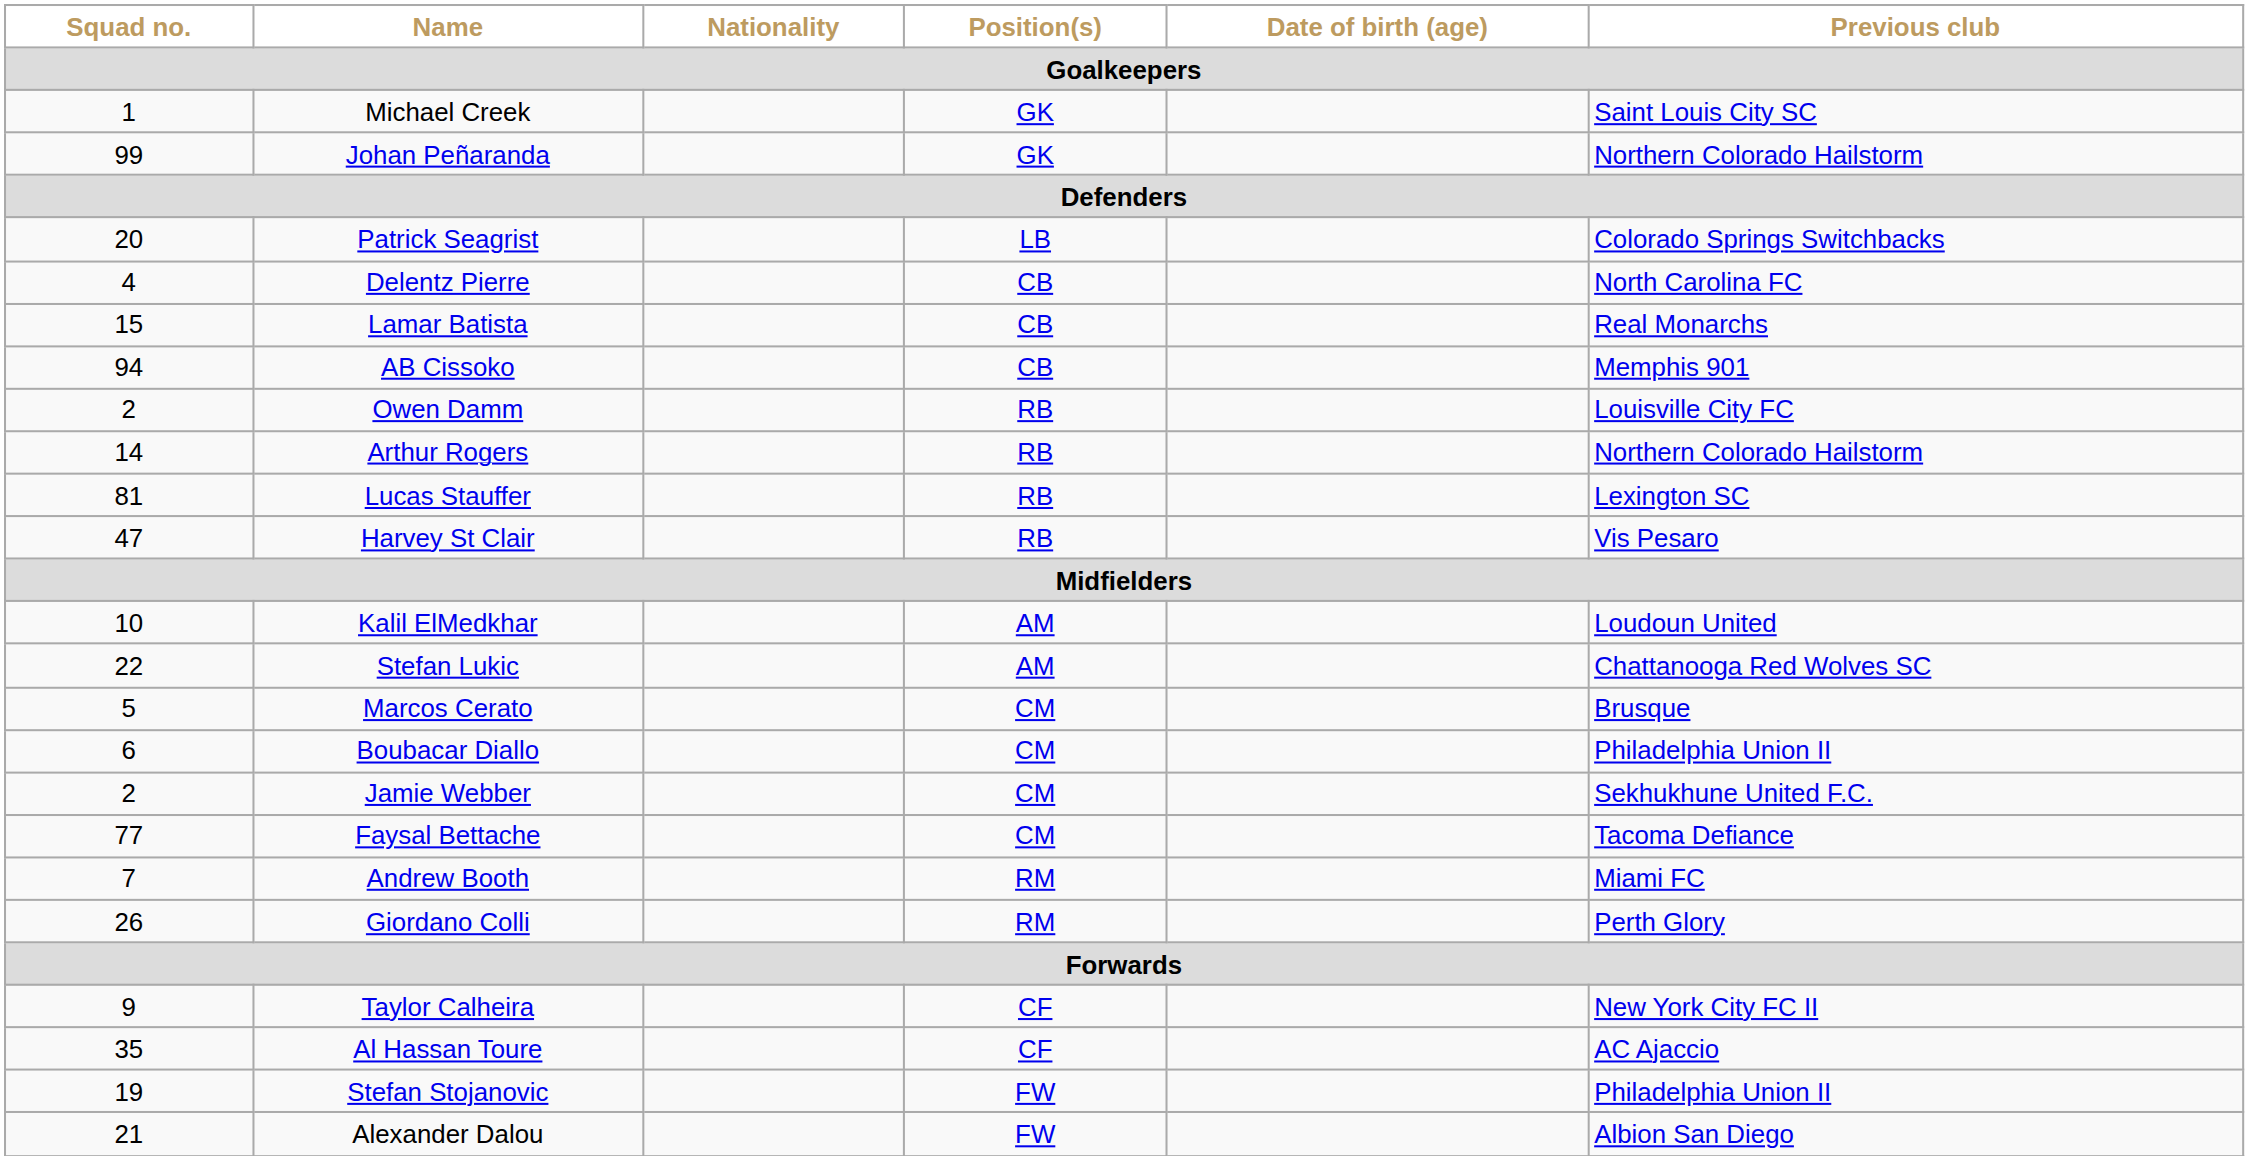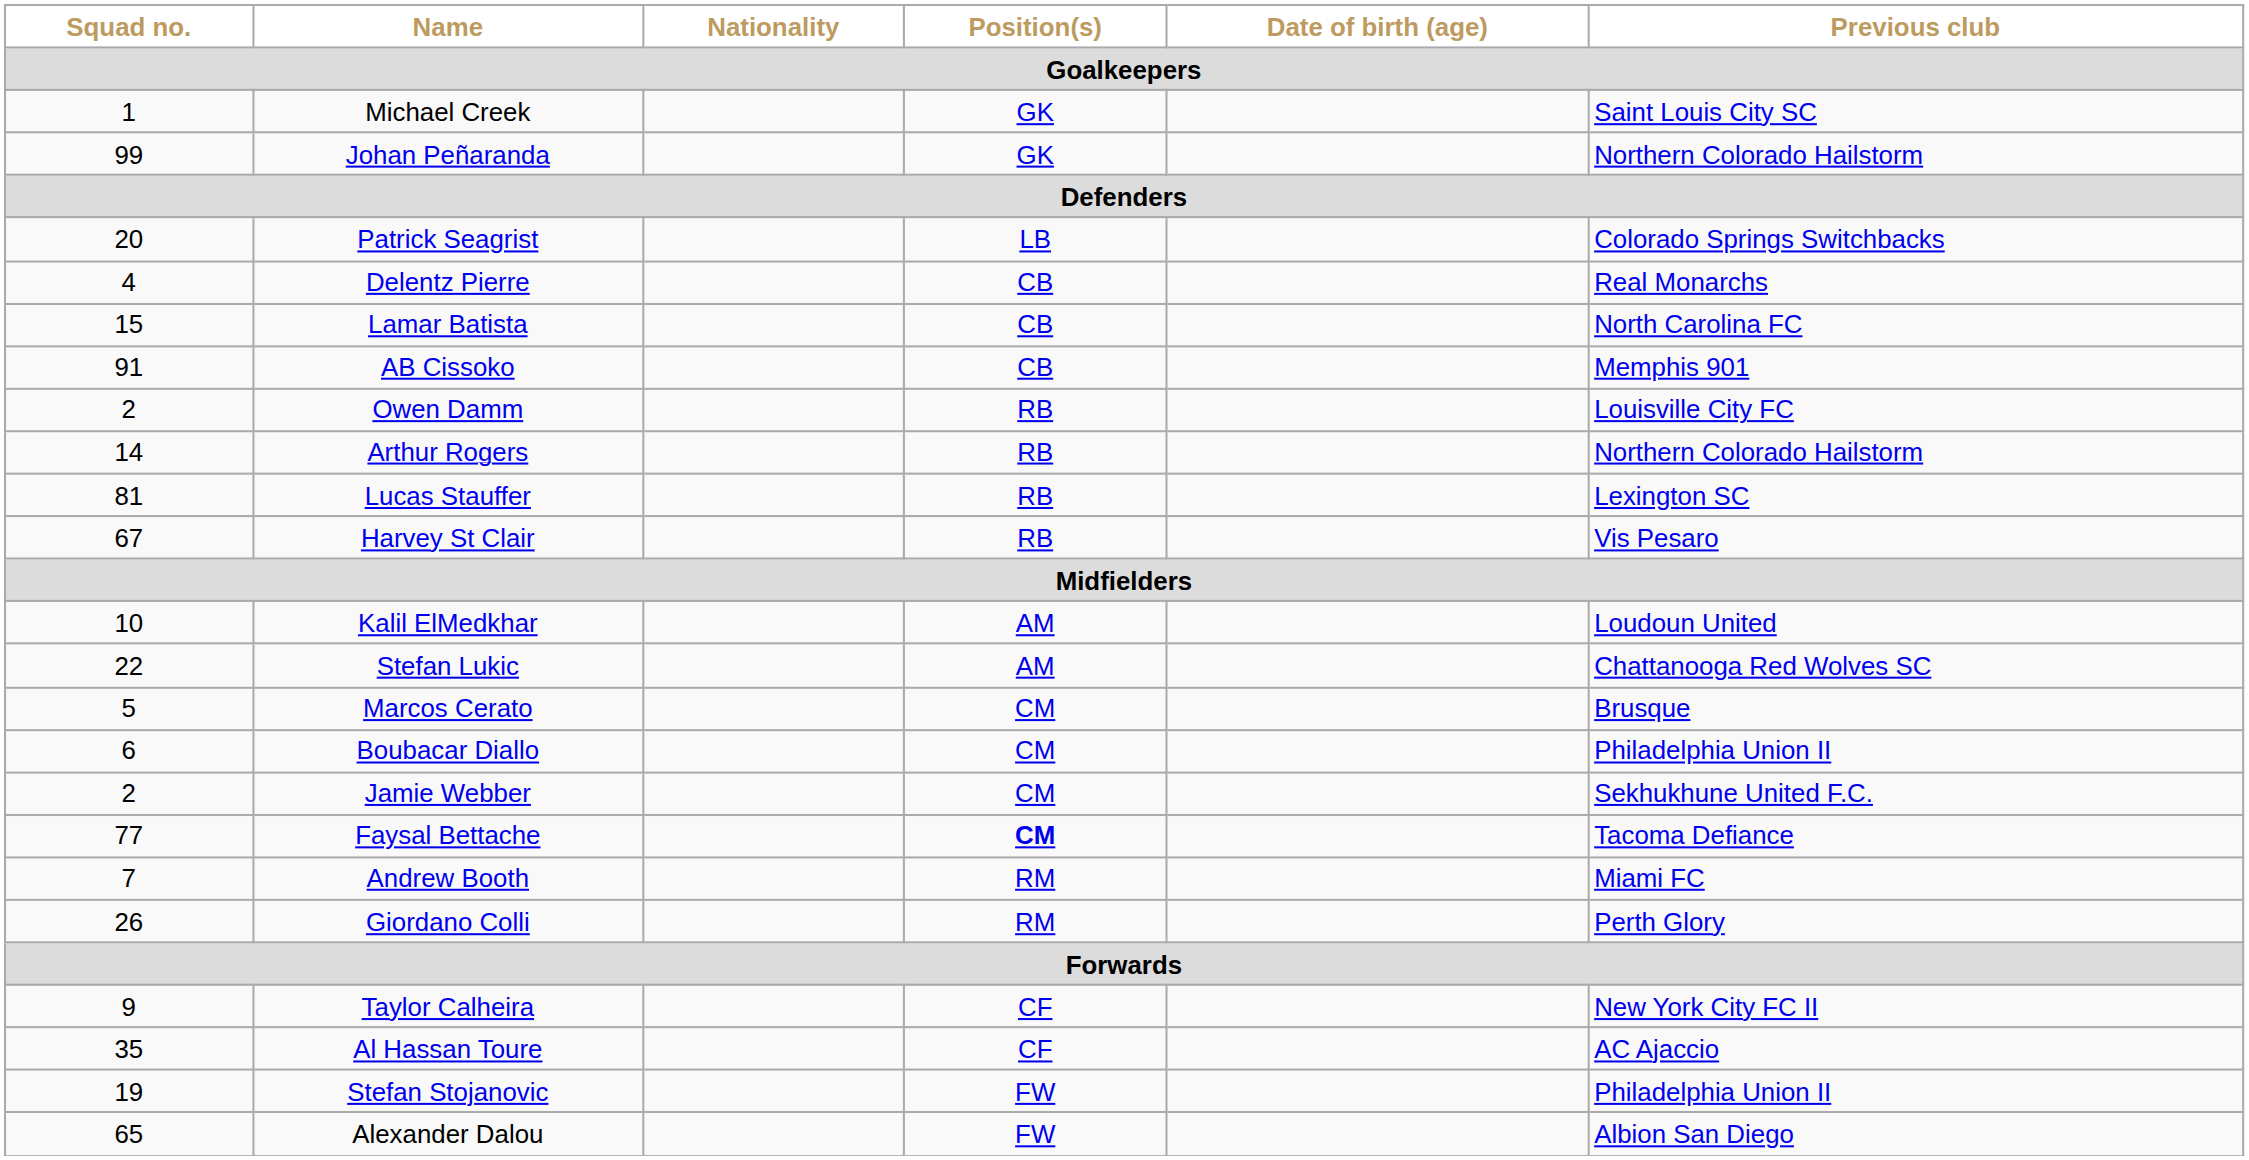(1698, 282) North Carolina FC -> (1681, 282) Real Monarchs
(1681, 324) Real Monarchs -> (1698, 324) North Carolina FC
(129, 367) 94 -> (129, 367) 91
(129, 537) 47 -> (129, 537) 67
(1035, 836) normal -> (1035, 836) bold
(129, 1134) 21 -> (129, 1134) 65
